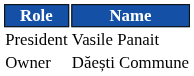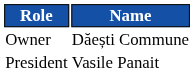rows swapped: (28, 62) <-> (36, 39)
